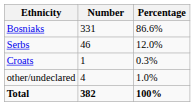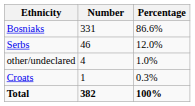rows swapped: (20, 61) <-> (41, 77)
